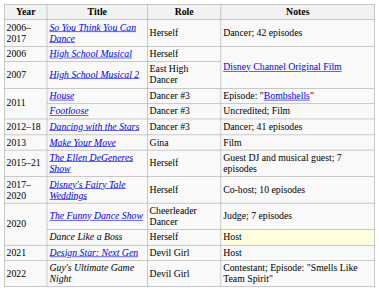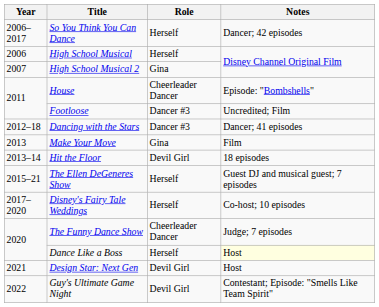(169, 75) East High Dancer -> (159, 69) Gina
(170, 96) Dancer #3 -> (173, 90) Cheerleader Dancer
+ row: (75, 158)
